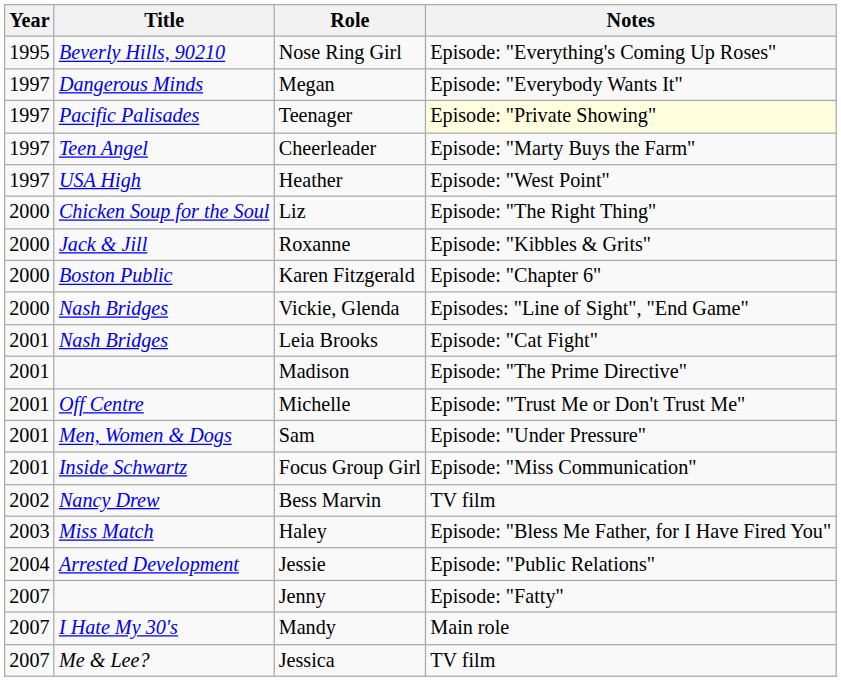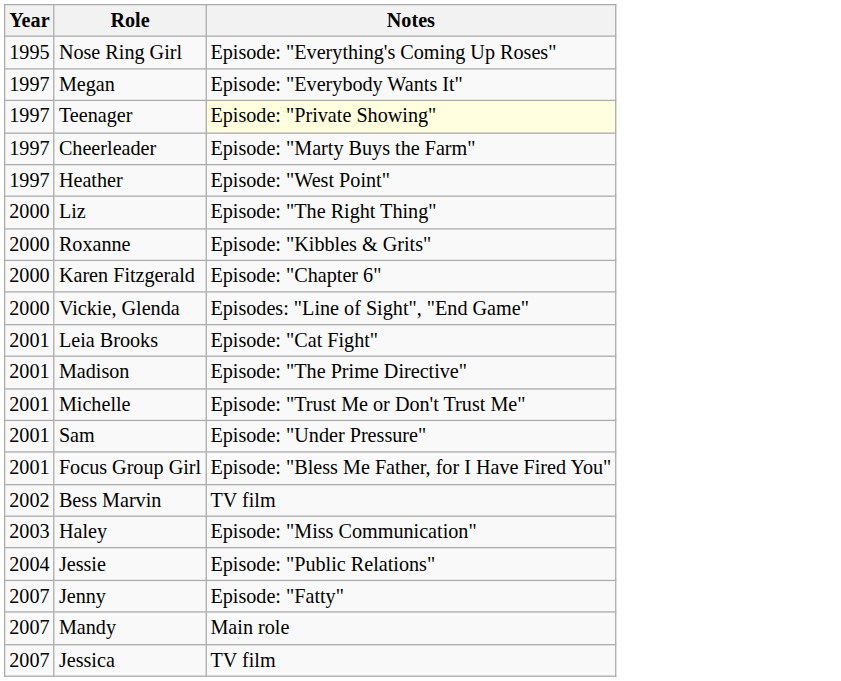- column: (164, 20)
(563, 468) Episode: "Miss Communication" -> (411, 468) Episode: "Bless Me Father, for I Have Fired You"
(631, 532) Episode: "Bless Me Father, for I Have Fired You" -> (344, 532) Episode: "Miss Communication"
